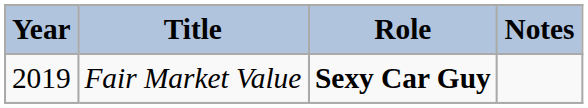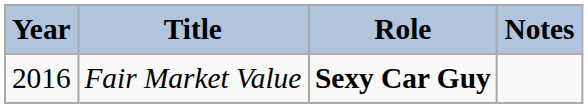(41, 77) 2019 -> (41, 77) 2016
